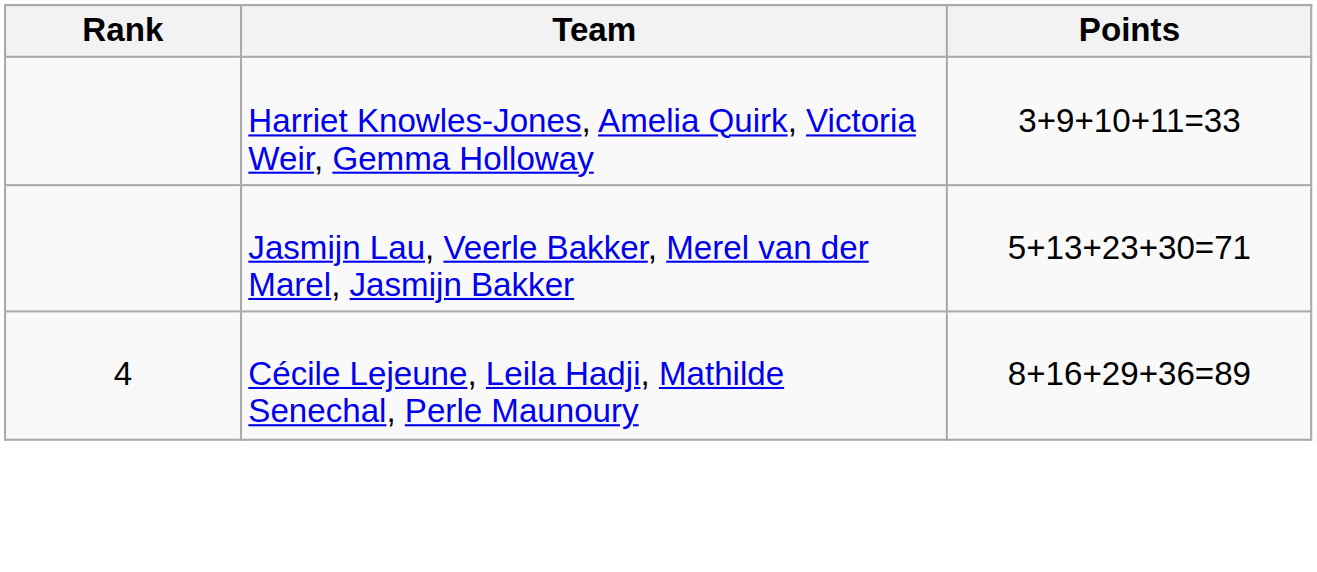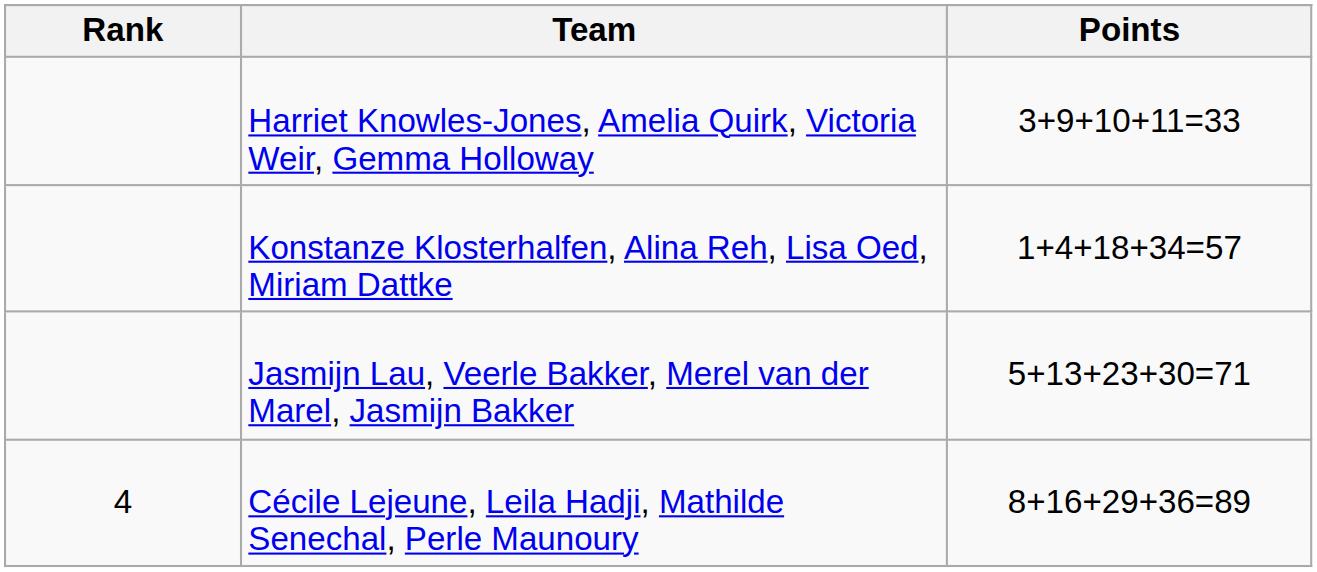+ row: (588, 266)
